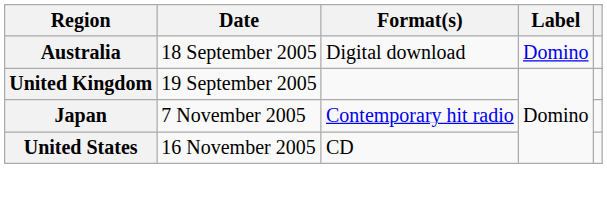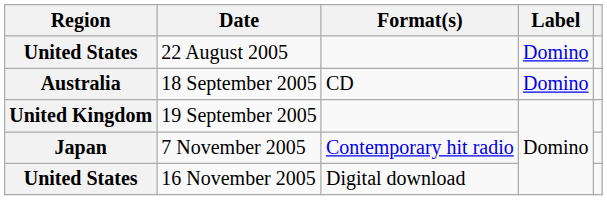+ row: (225, 52)
(396, 52) Digital download -> (340, 83) CD
(340, 147) CD -> (396, 178) Digital download
